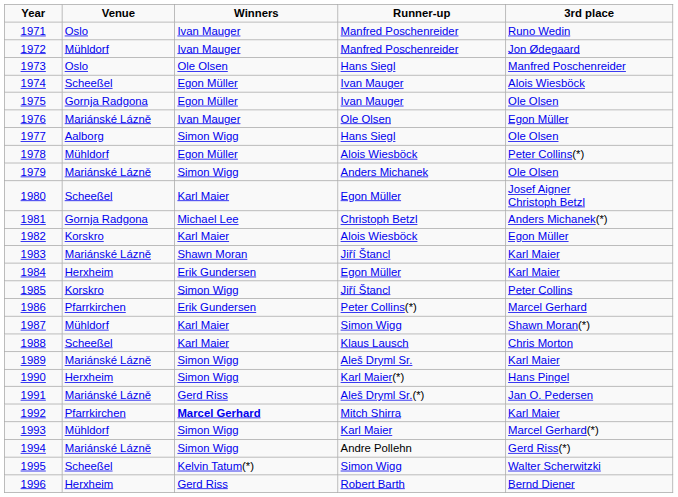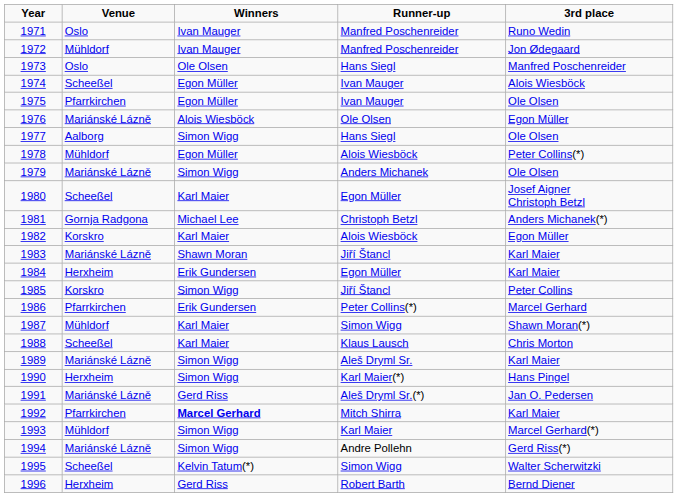(106, 101) Gornja Radgona -> (95, 101) Pfarrkirchen
(209, 119) Ivan Mauger -> (216, 119) Alois Wiesböck
